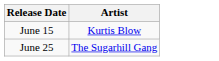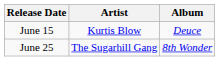+ column: (187, 13)
